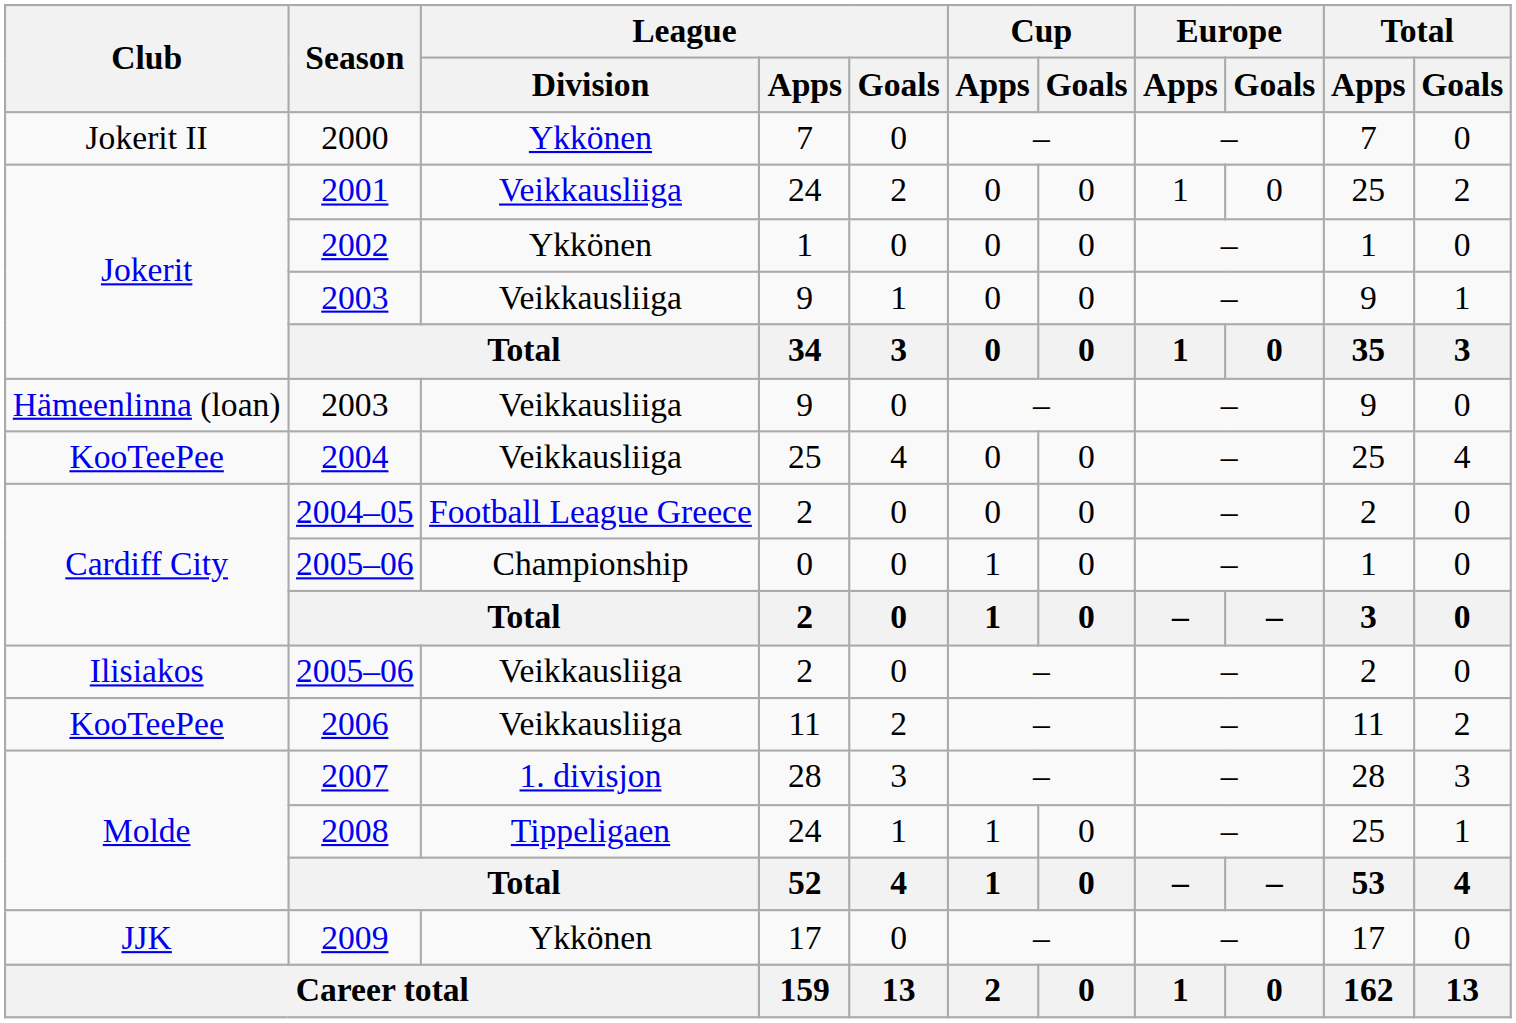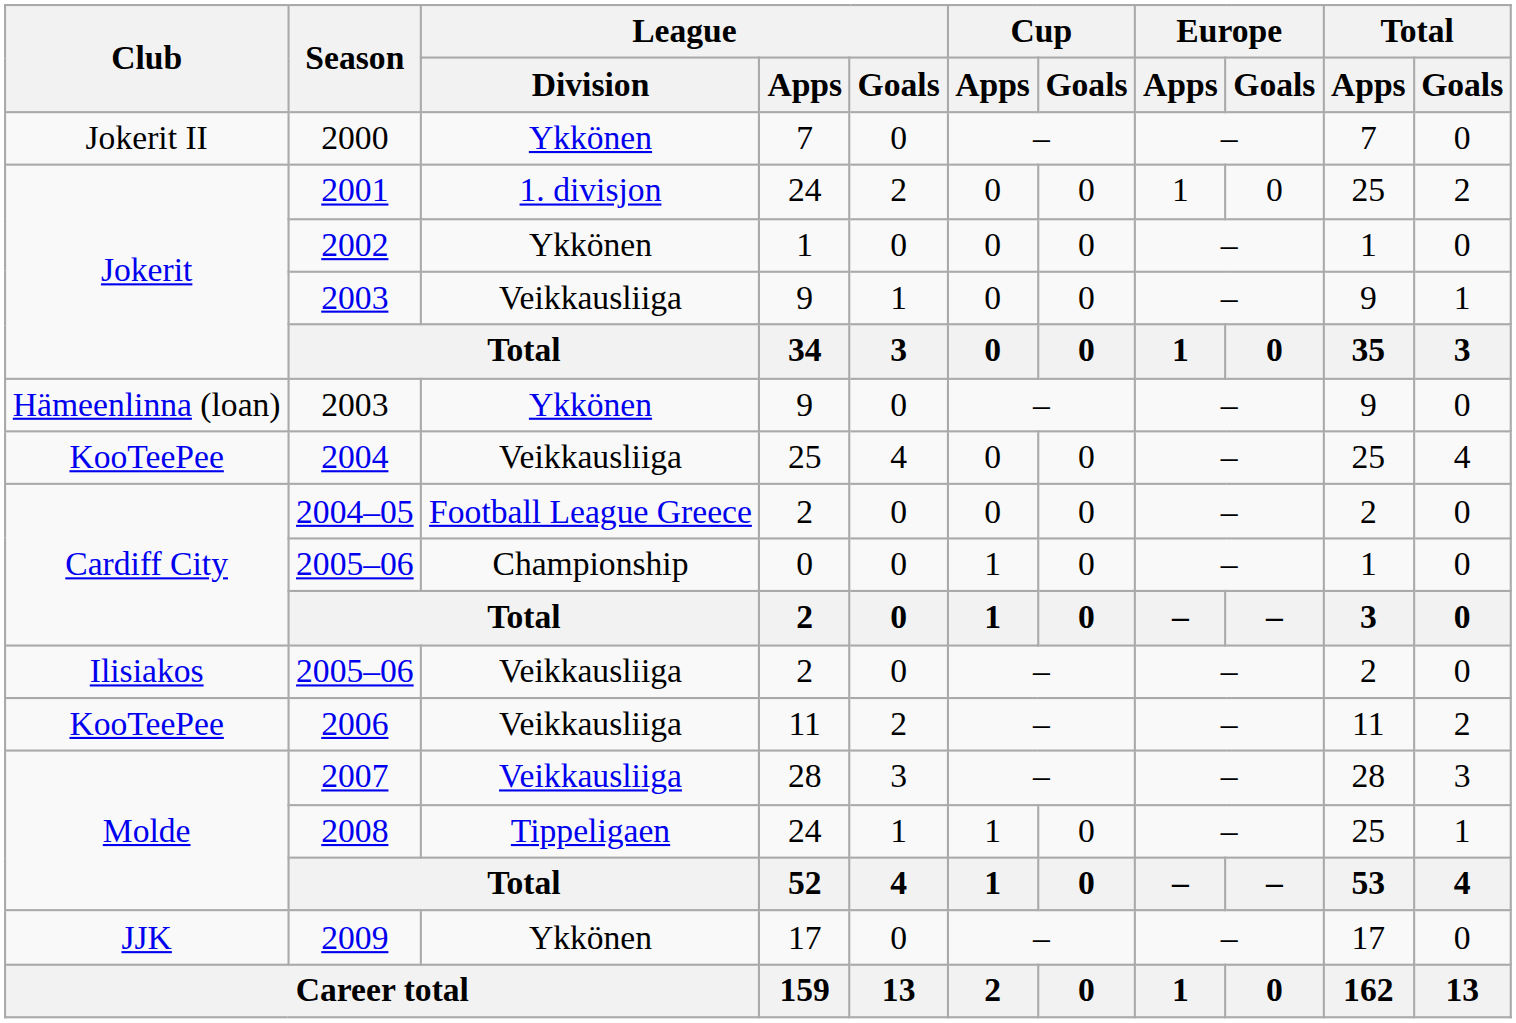(590, 191) Veikkausliiga -> (590, 191) 1. divisjon
(590, 404) Veikkausliiga -> (590, 404) Ykkönen
(590, 777) 1. divisjon -> (590, 777) Veikkausliiga
